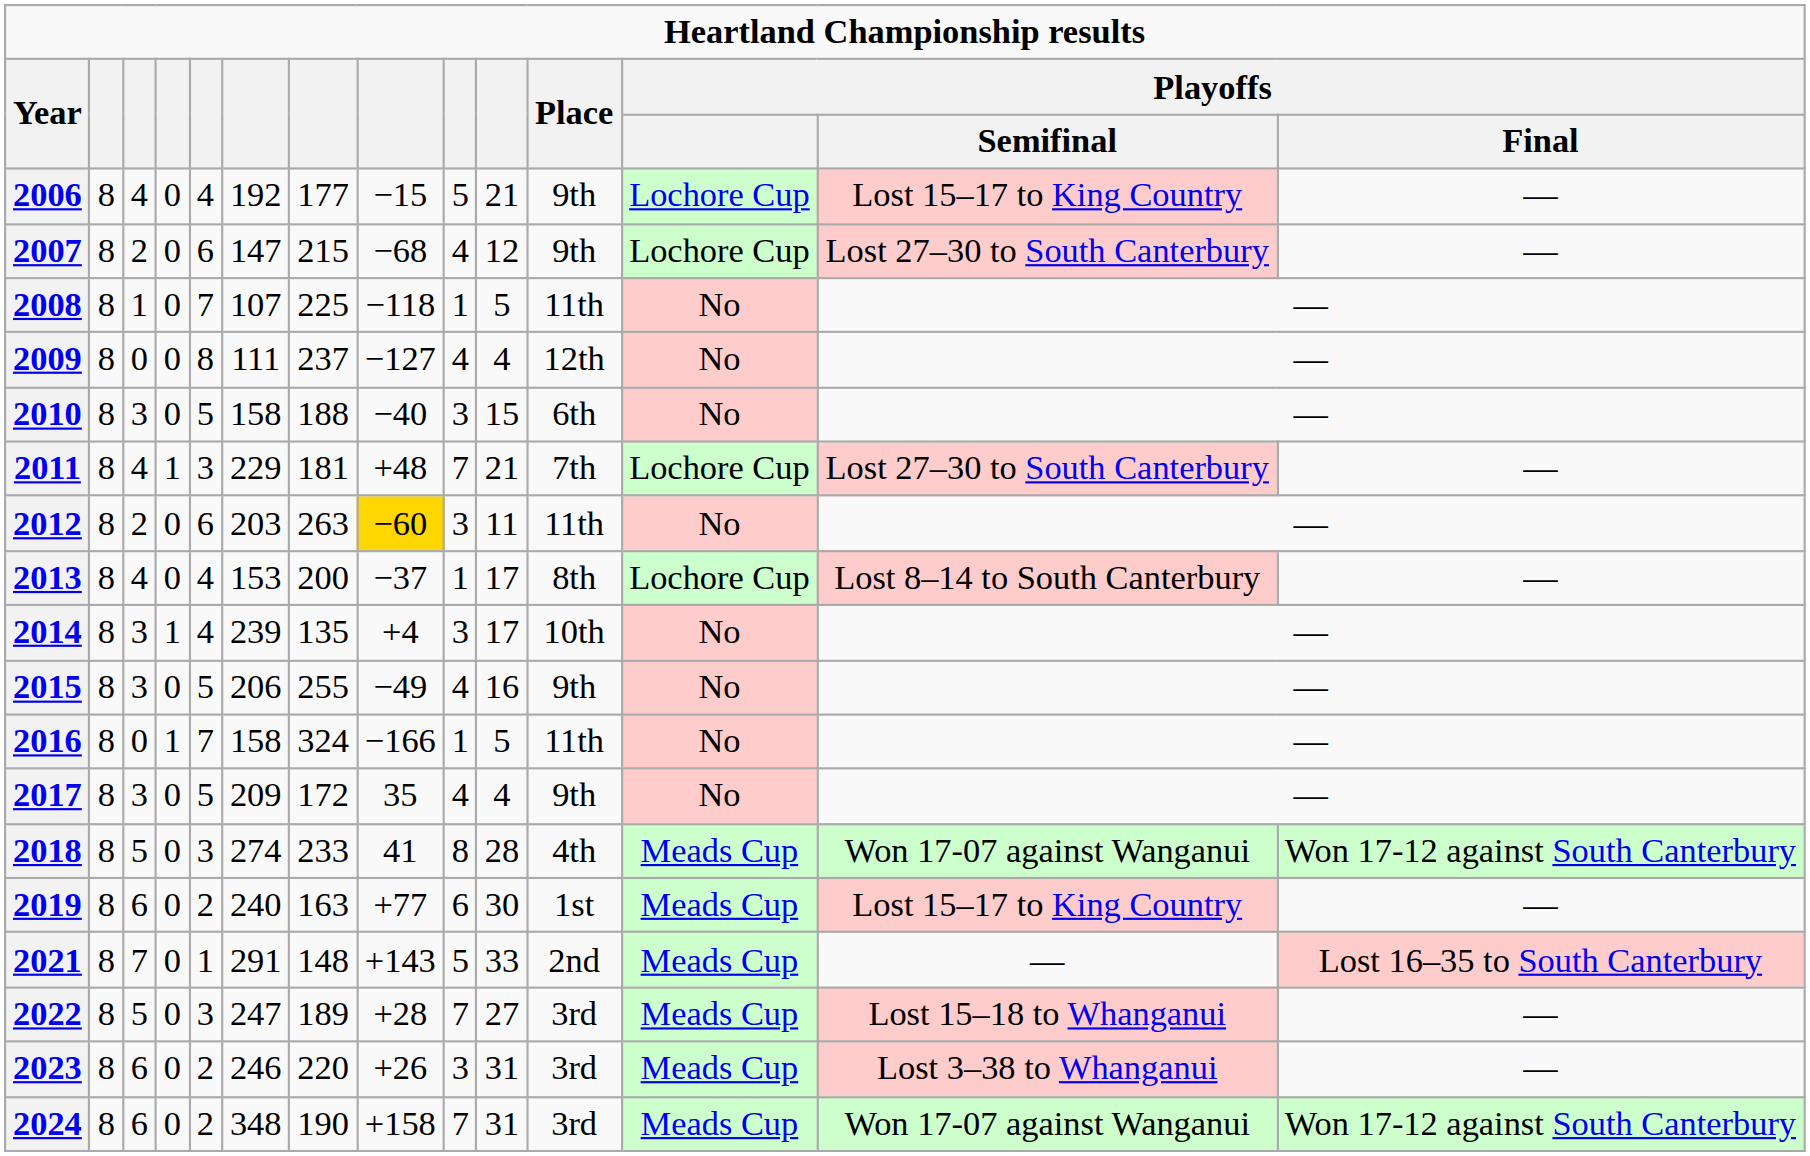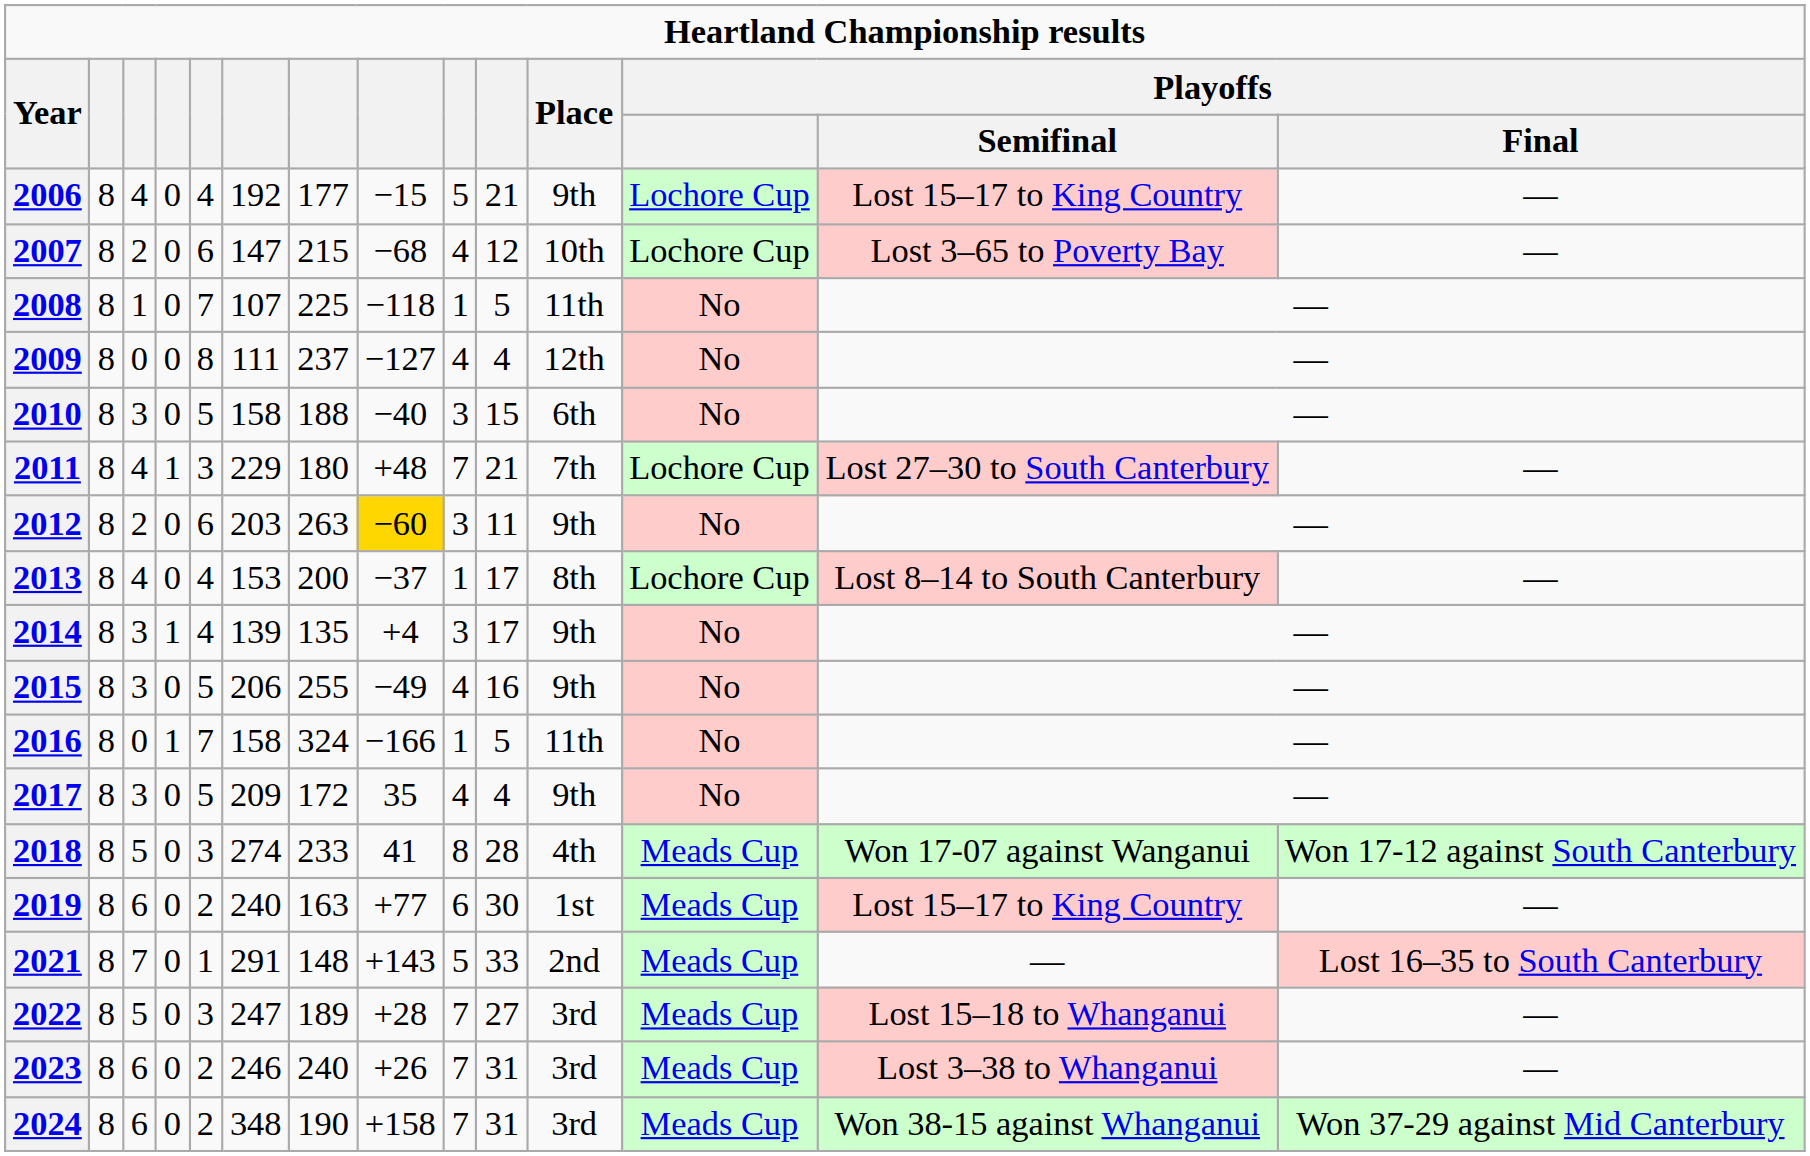(574, 250) 9th -> (574, 250) 10th
(1047, 250) Lost 27–30 to South Canterbury -> (1047, 250) Lost 3–65 to Poverty Bay
(323, 468) 181 -> (323, 468) 180
(574, 522) 11th -> (574, 522) 9th
(256, 631) 239 -> (256, 631) 139
(574, 631) 10th -> (574, 631) 9th
(323, 1068) 220 -> (323, 1068) 240
(460, 1068) 3 -> (460, 1068) 7
(1047, 1122) Won 17-07 against Wanganui -> (1047, 1122) Won 38-15 against Whanganui
(1540, 1122) Won 17-12 against South Canterbury -> (1540, 1122) Won 37-29 against Mid Canterbury
